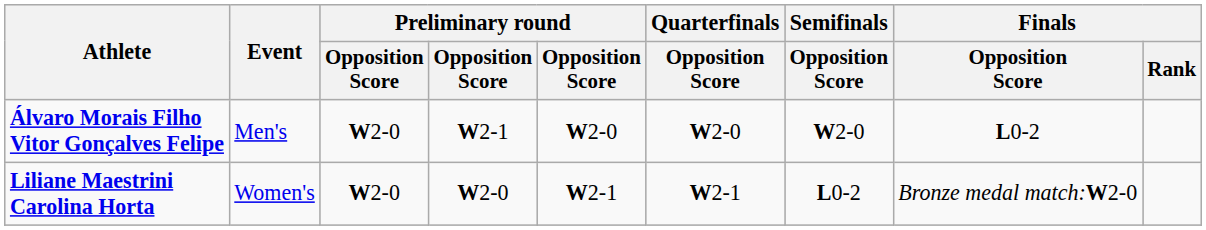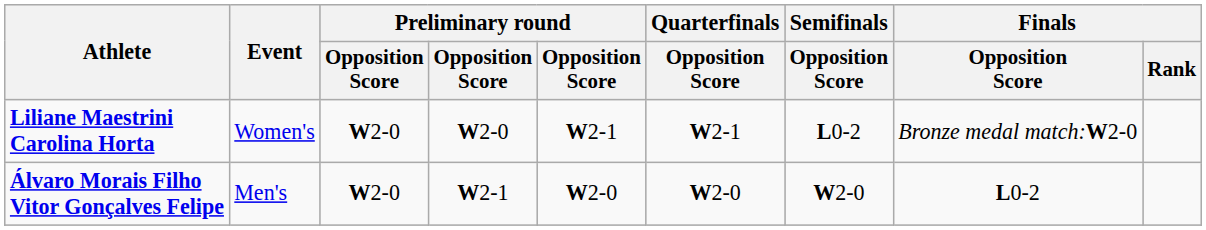rows swapped: (117, 131) <-> (92, 193)
